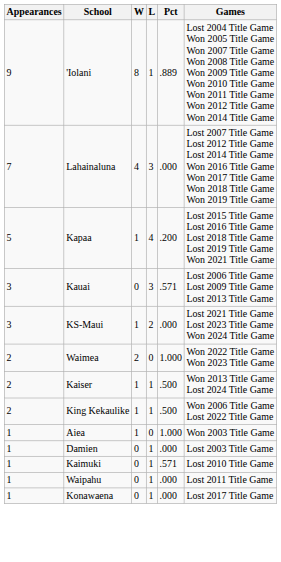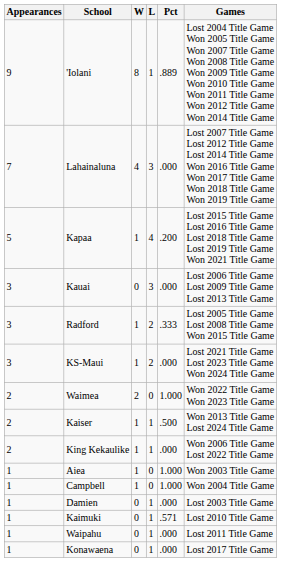(168, 287) .571 -> (168, 287) .000
+ row: (83, 325)
(168, 411) .500 -> (168, 449) .000
+ row: (86, 486)
